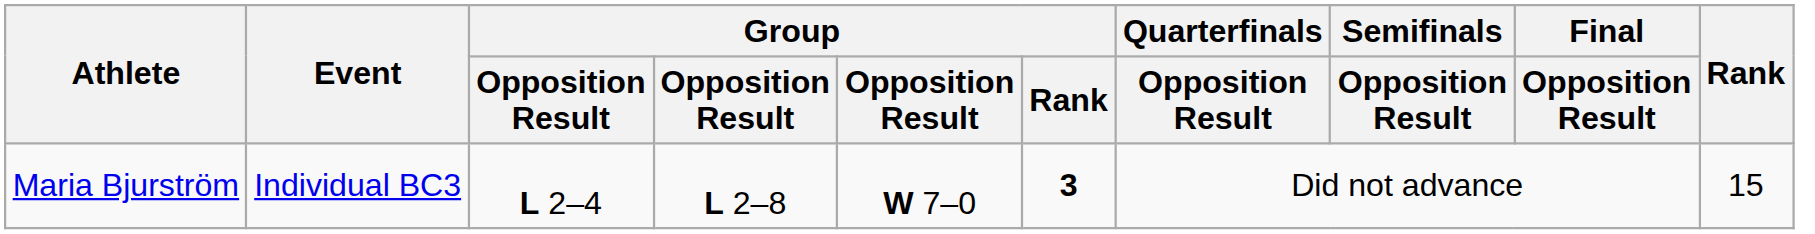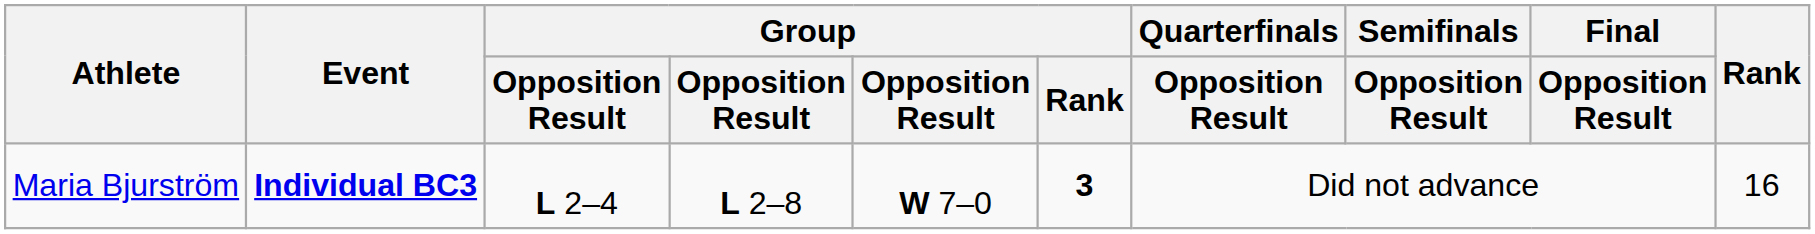(358, 186) normal -> (366, 186) bold
(1746, 186) 15 -> (1762, 186) 16
